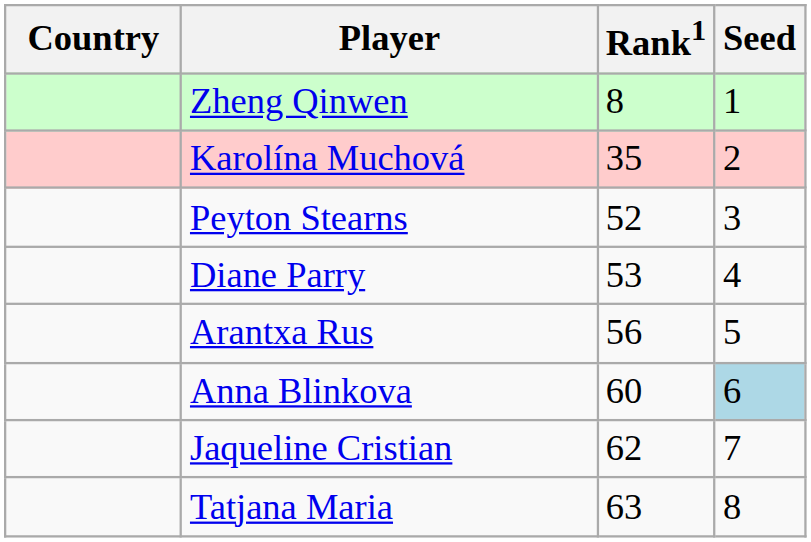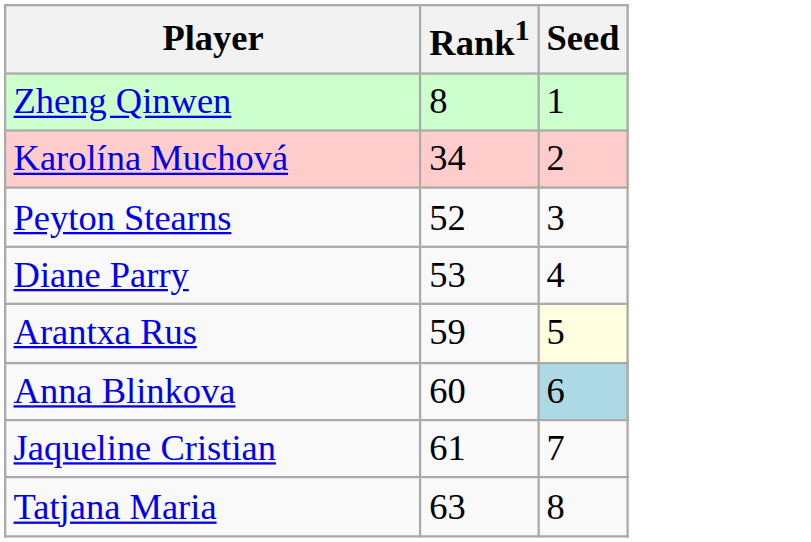- column: (93, 38)
(624, 159) 35 -> (448, 159) 34
(624, 332) 56 -> (448, 332) 59
(732, 332) no background -> (556, 332) lightyellow background
(624, 448) 62 -> (448, 448) 61
